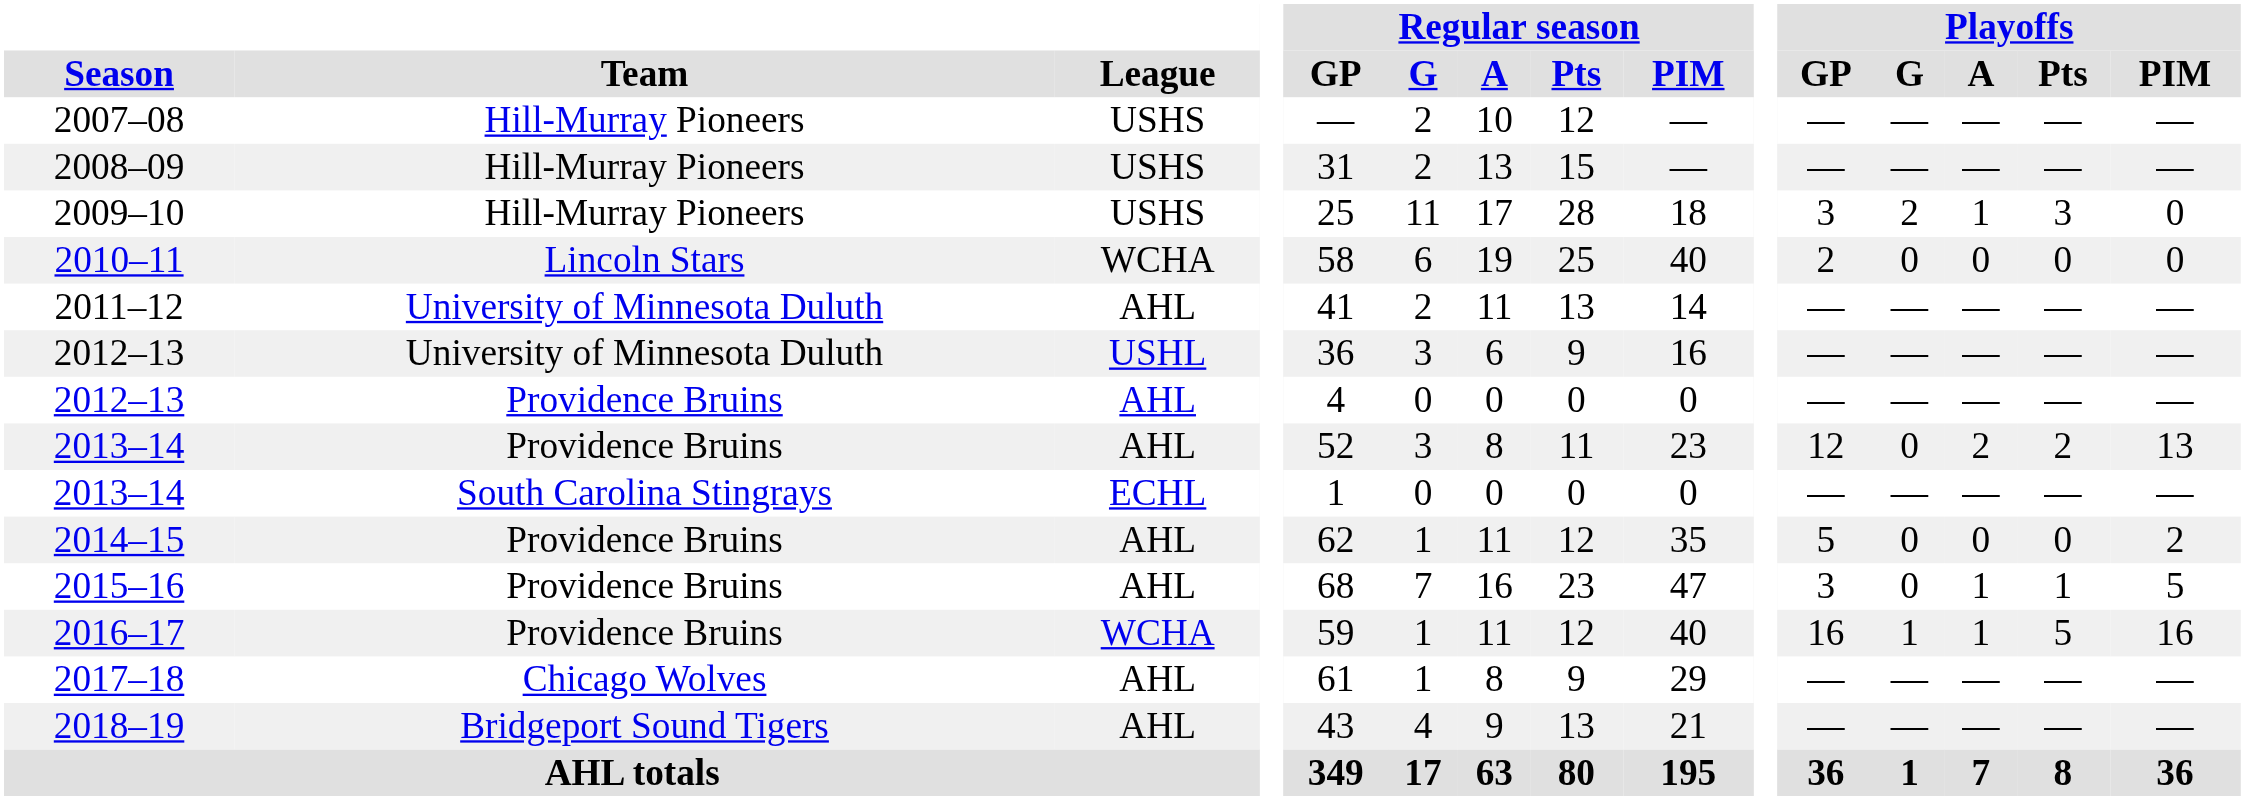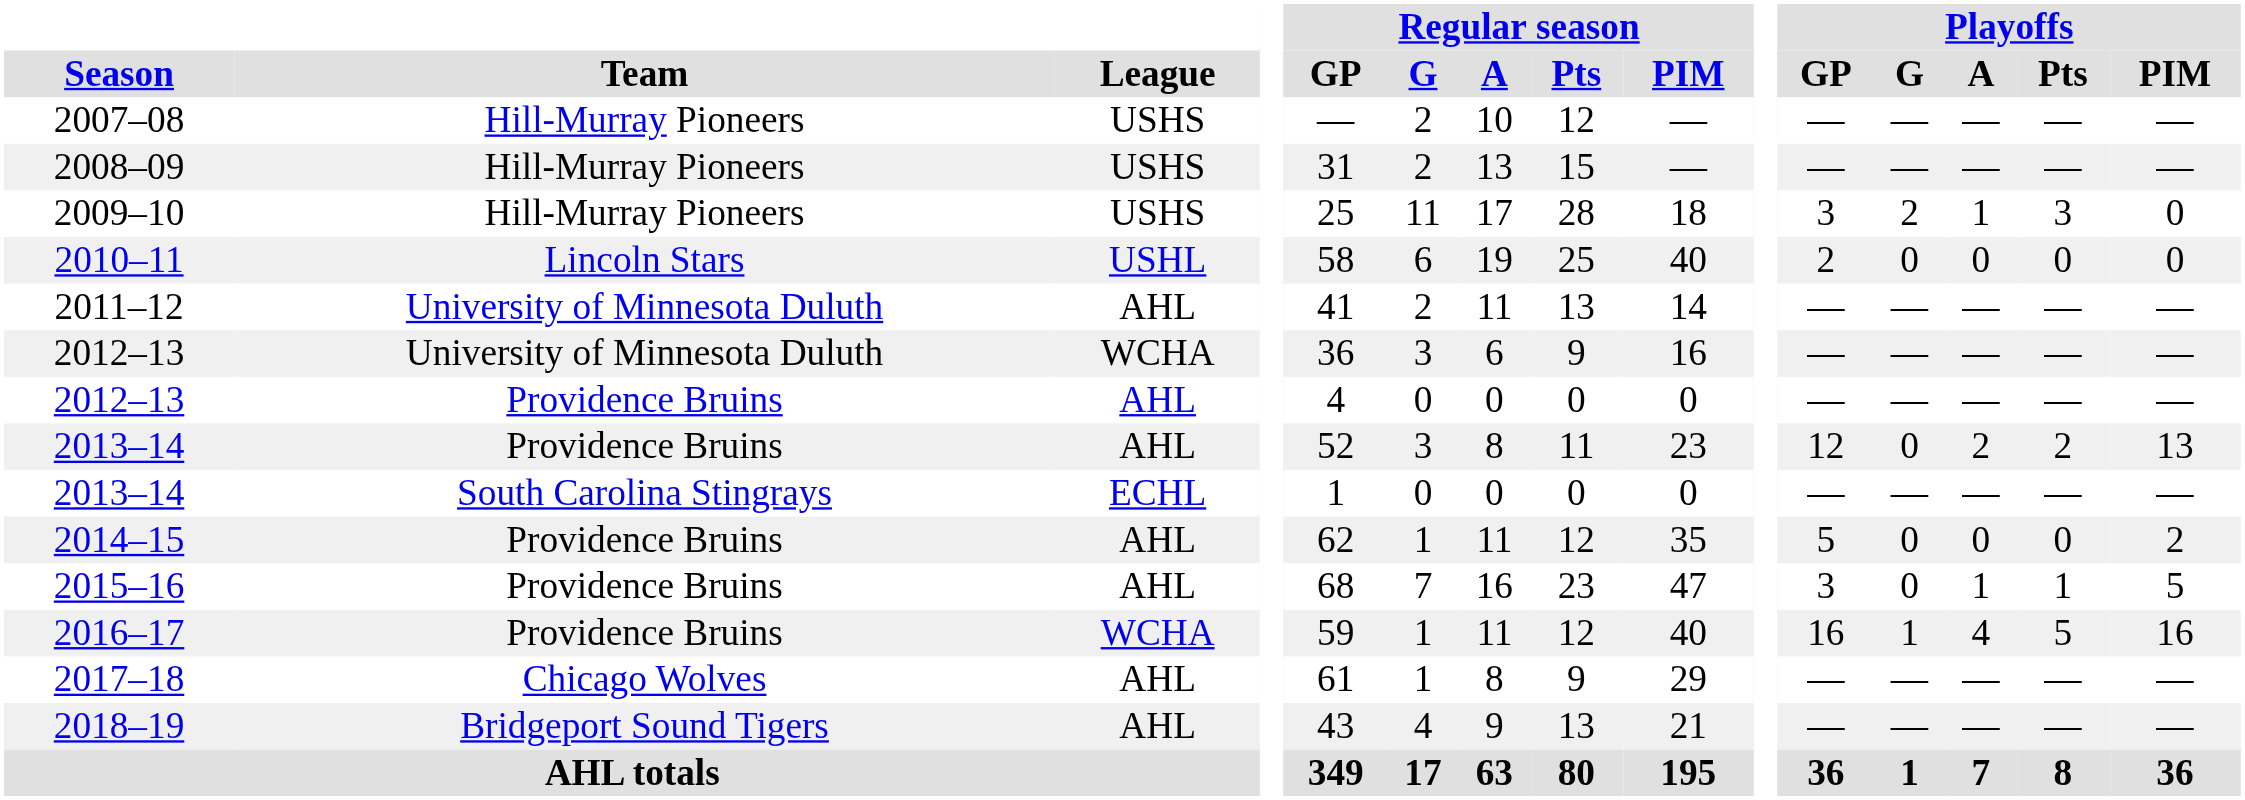(1158, 259) WCHA -> (1158, 259) USHL
(1158, 352) USHL -> (1158, 352) WCHA
(1981, 632) 1 -> (1981, 632) 4
